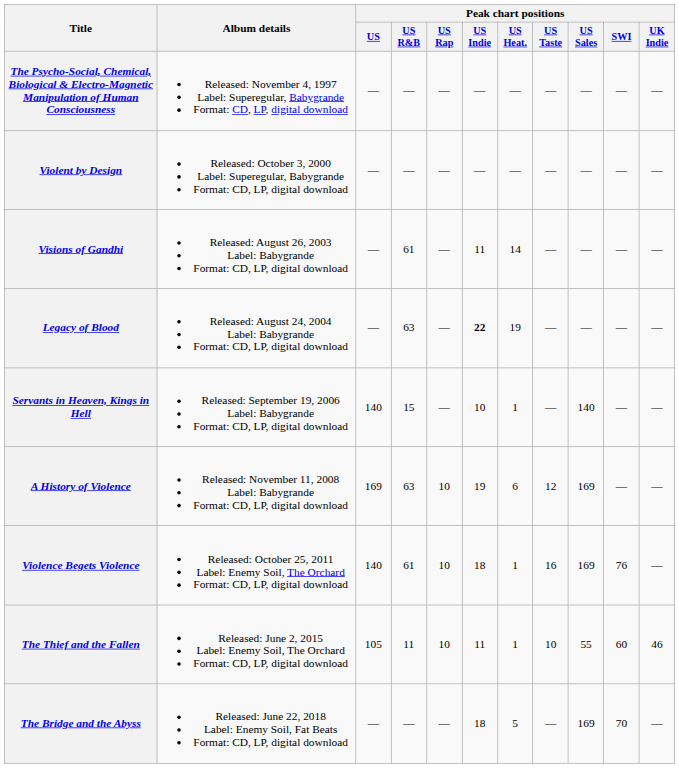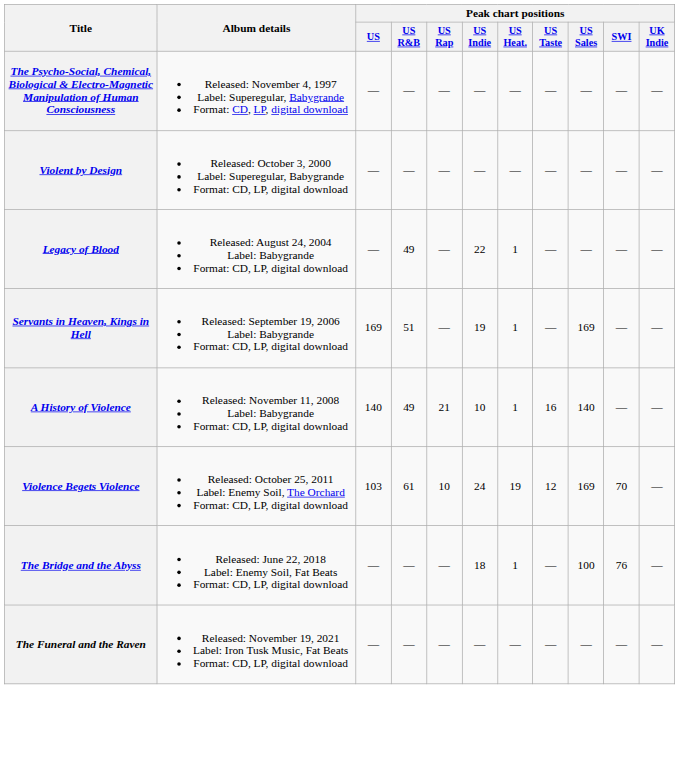- row: (81, 249)
(409, 328) 63 -> (409, 249) 49
(480, 328) bold -> (480, 249) normal
(515, 328) 19 -> (515, 249) 1
(373, 407) 140 -> (373, 328) 169
(409, 407) 15 -> (409, 328) 51
(480, 407) 10 -> (480, 328) 19
(586, 407) 140 -> (586, 328) 169
(373, 486) 169 -> (373, 407) 140
(409, 486) 63 -> (409, 407) 49
(444, 486) 10 -> (444, 407) 21
(480, 486) 19 -> (480, 407) 10
(515, 486) 6 -> (515, 407) 1
(551, 486) 12 -> (551, 407) 16
(586, 486) 169 -> (586, 407) 140
(373, 565) 140 -> (373, 486) 103
(480, 565) 18 -> (480, 486) 24
(515, 565) 1 -> (515, 486) 19
(551, 565) 16 -> (551, 486) 12
(622, 565) 76 -> (622, 486) 70
- row: (81, 644)
(515, 723) 5 -> (515, 565) 1
(586, 723) 169 -> (586, 565) 100
(622, 723) 70 -> (622, 565) 76
+ row: (81, 644)
